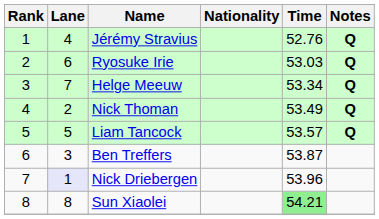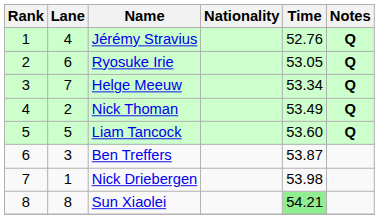(305, 62) 53.03 -> (305, 62) 53.05
(305, 132) 53.57 -> (305, 132) 53.60
(68, 179) lavender background -> (68, 179) no background
(305, 179) 53.96 -> (305, 179) 53.98
